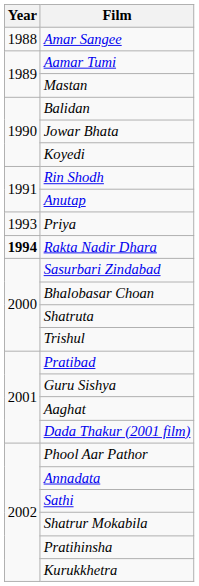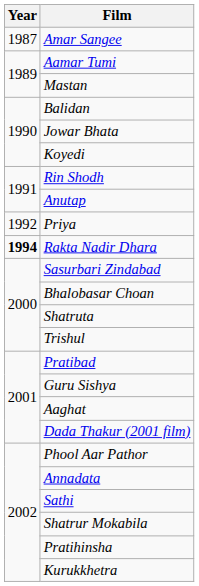(22, 39) 1988 -> (22, 39) 1987
(22, 223) 1993 -> (22, 223) 1992
